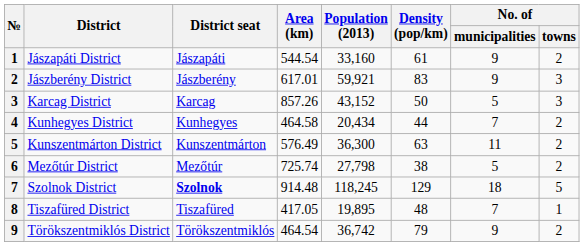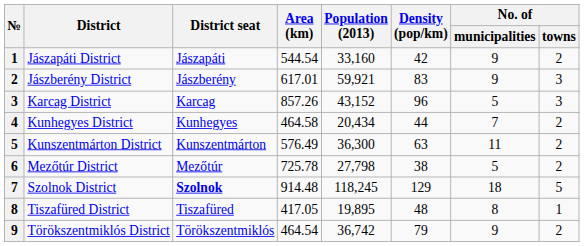(421, 58) 61 -> (421, 58) 42
(421, 101) 50 -> (421, 101) 96
(299, 166) 725.74 -> (299, 166) 725.78
(495, 209) 7 -> (495, 209) 8
